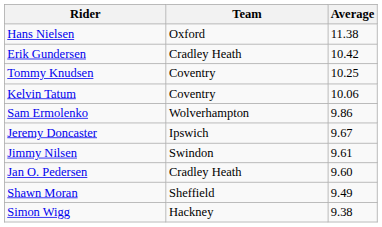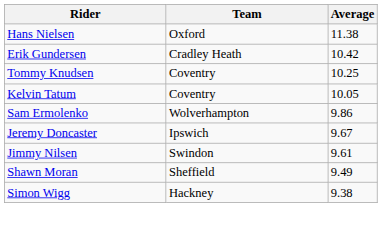(345, 93) 10.06 -> (345, 93) 10.05
- row: (47, 172)
